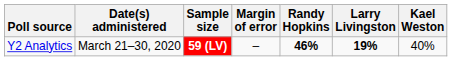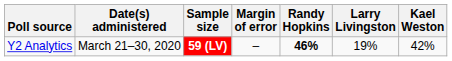(366, 46) bold -> (366, 46) normal
(423, 46) 40% -> (423, 46) 42%
